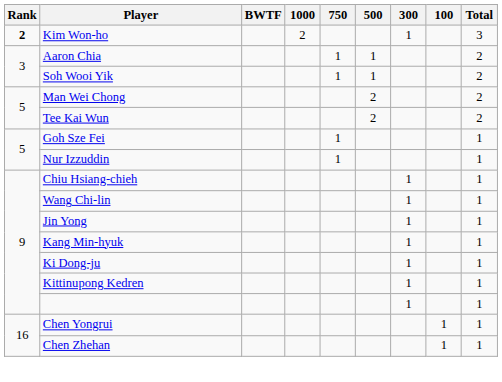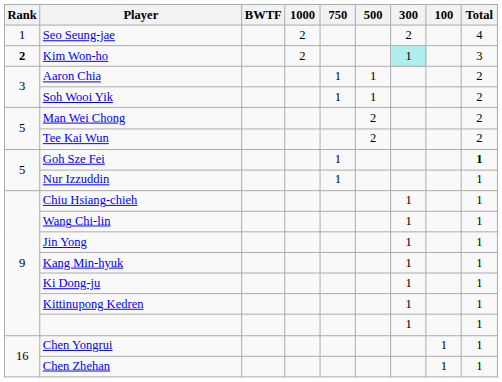+ row: (79, 35)
(409, 35) no background -> (409, 55) paleturquoise background
(479, 138) normal -> (479, 159) bold
